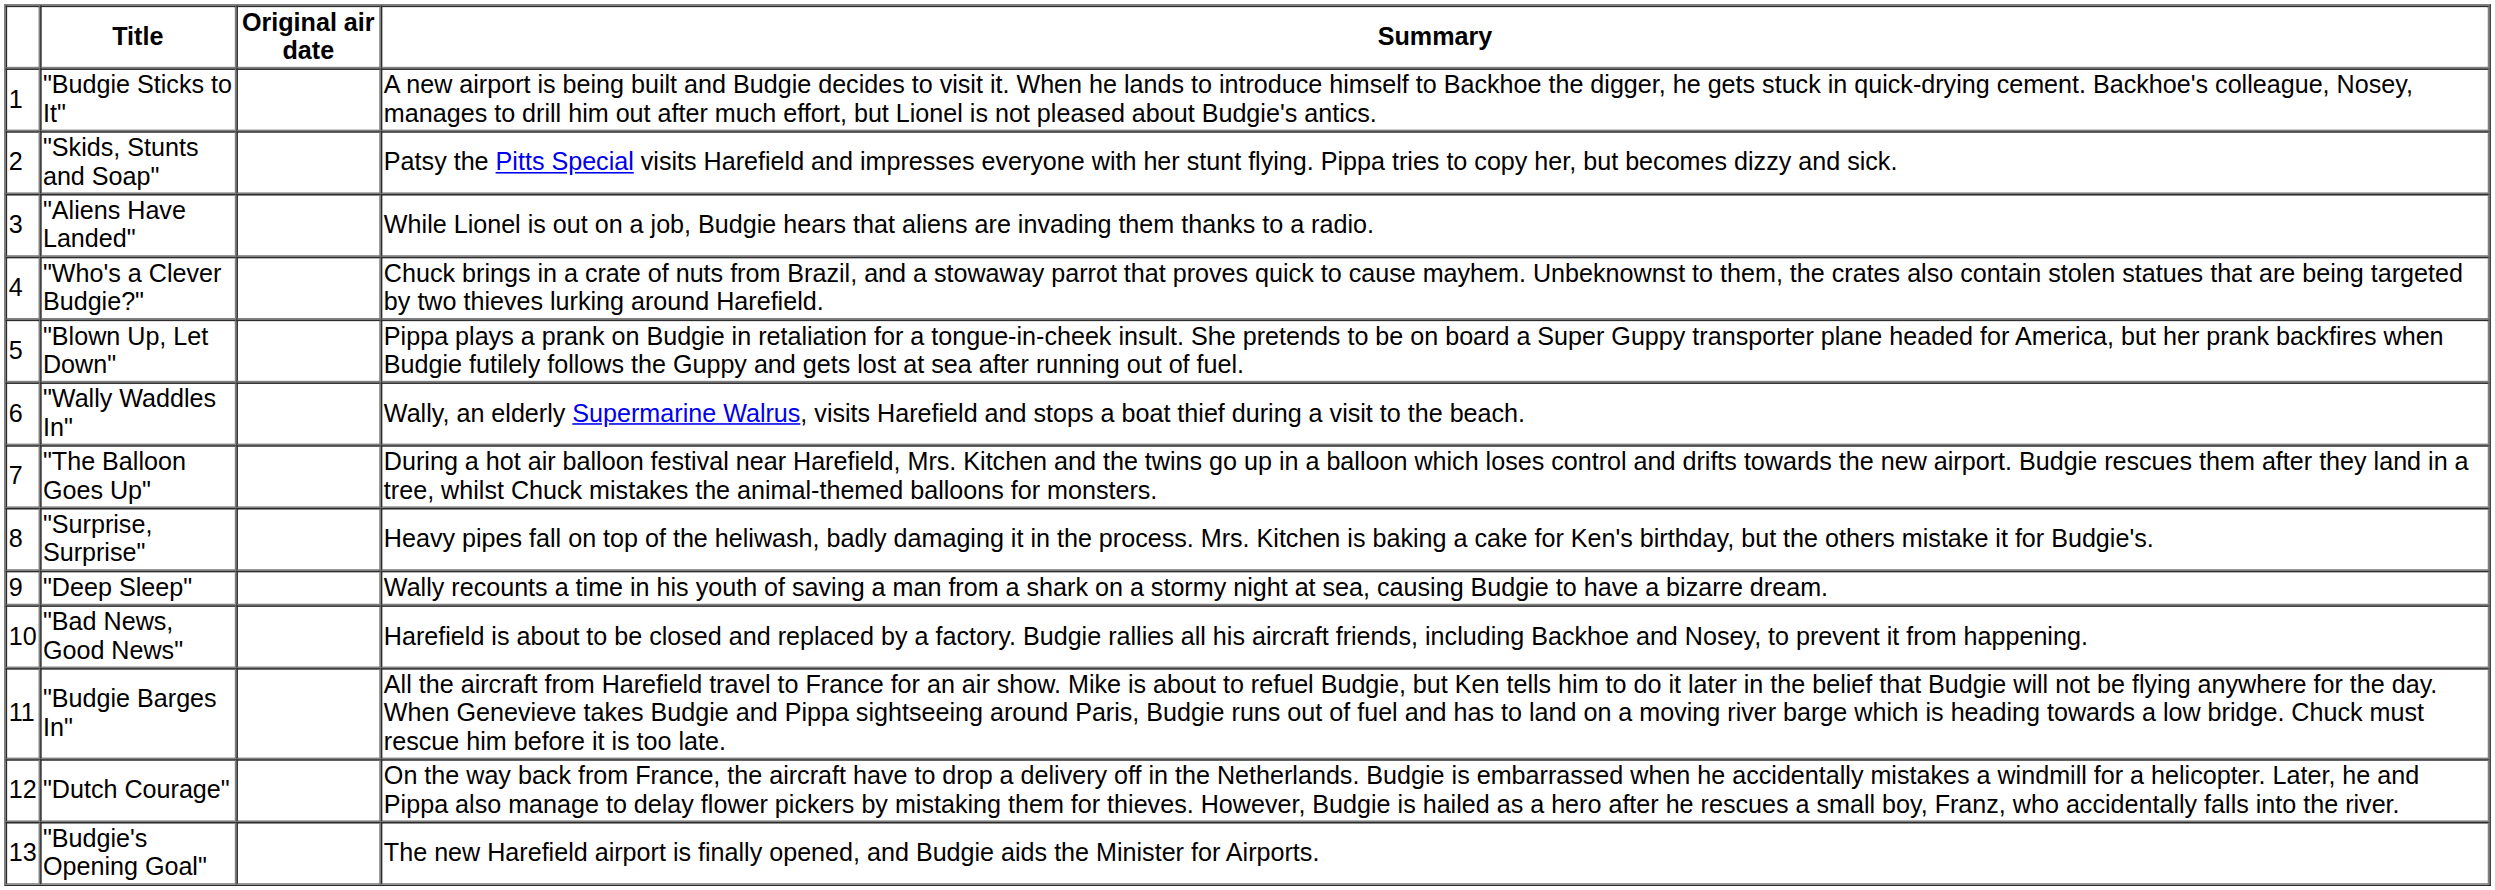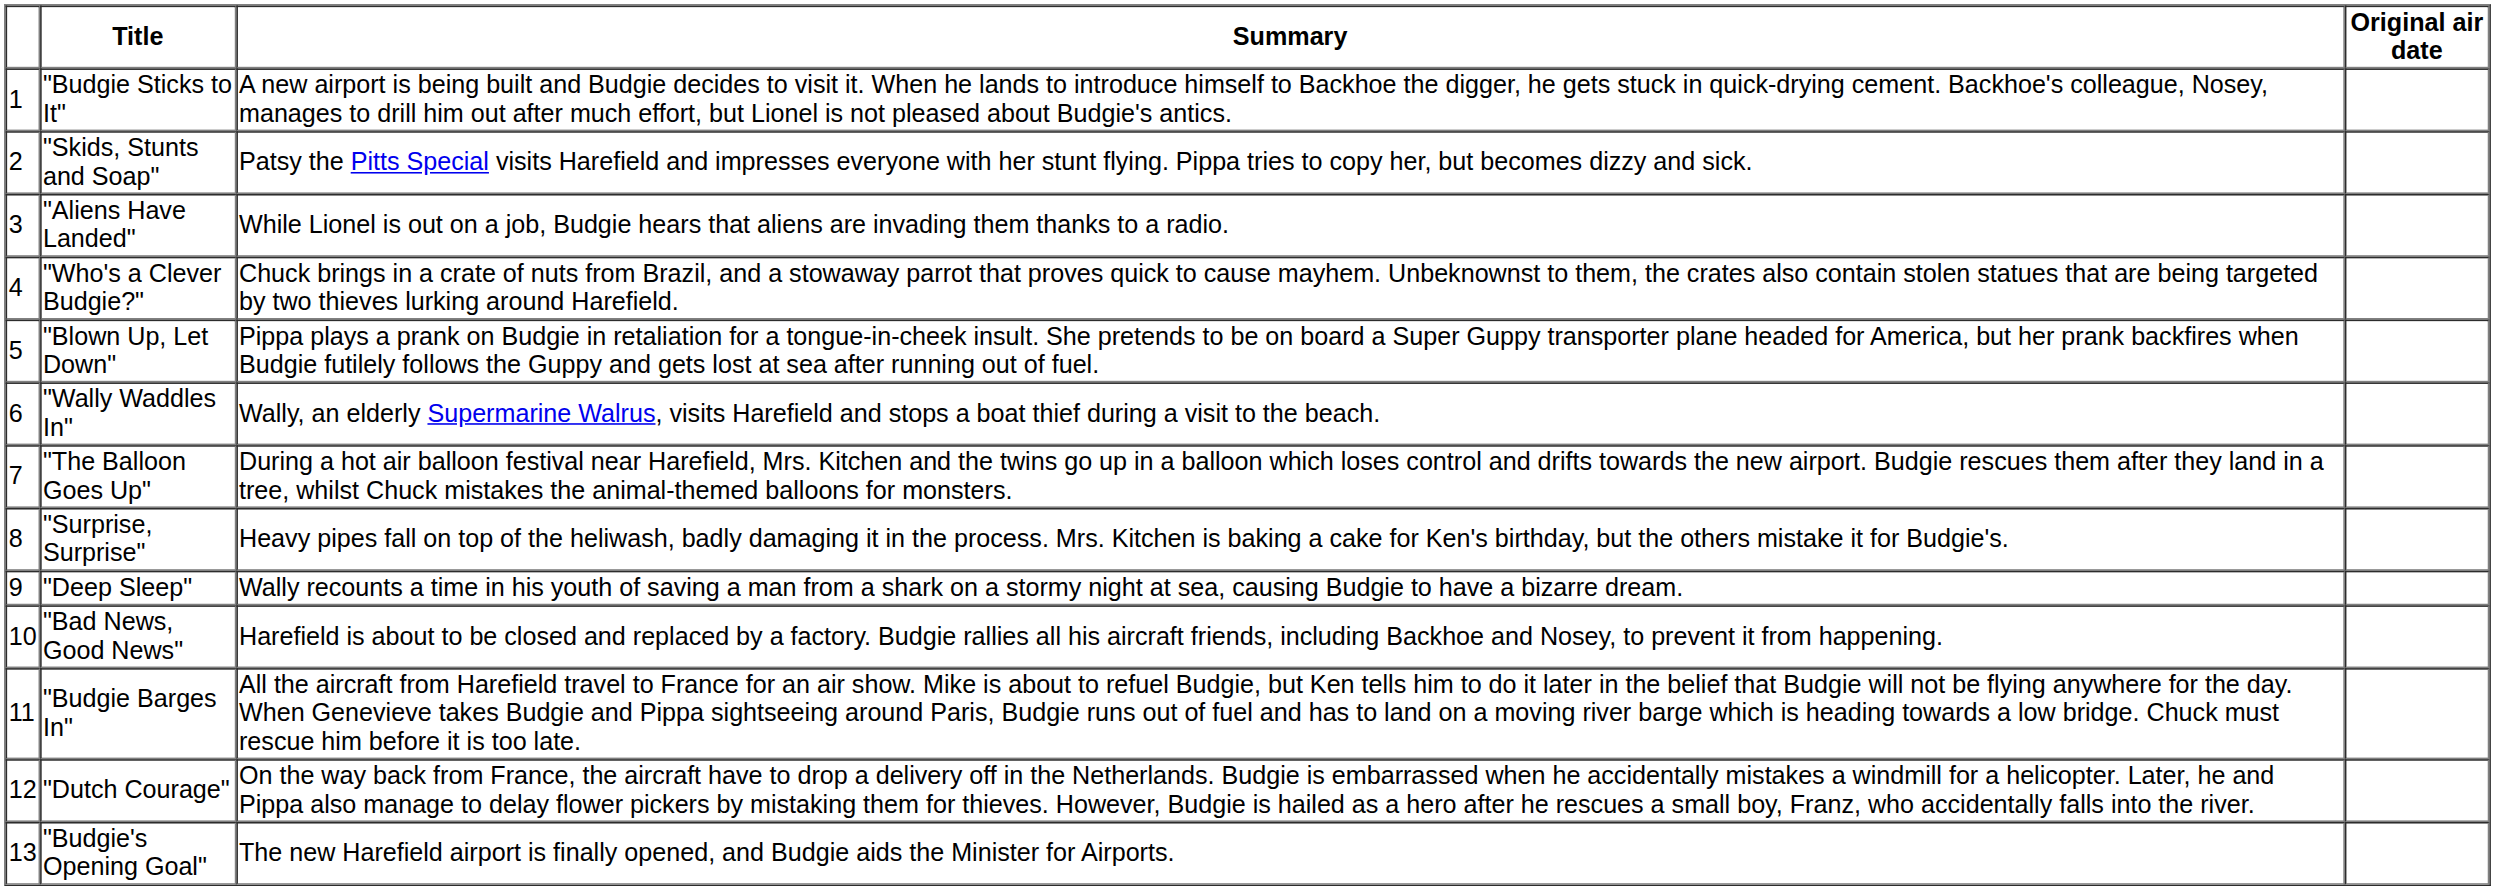columns swapped: (1435, 36) <-> (308, 36)
